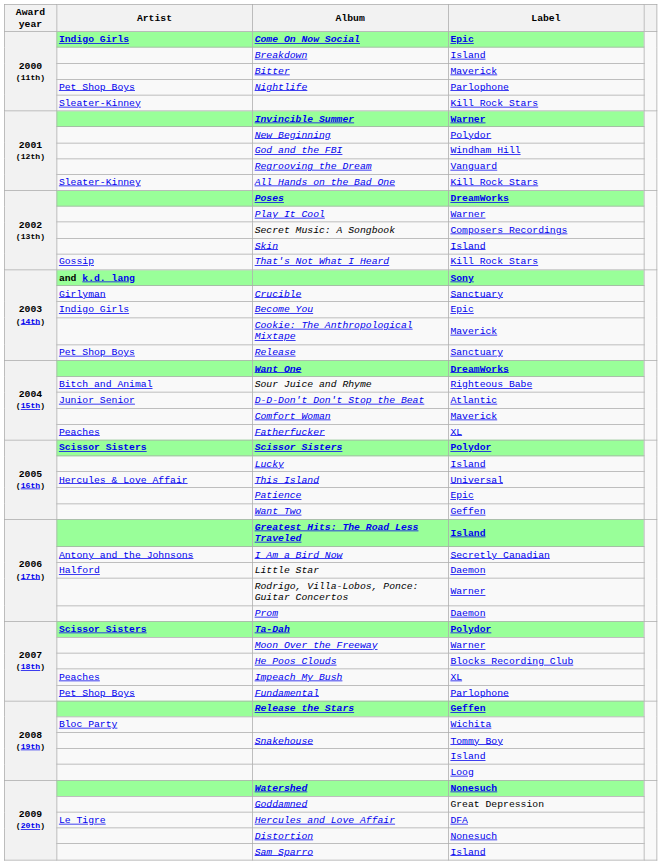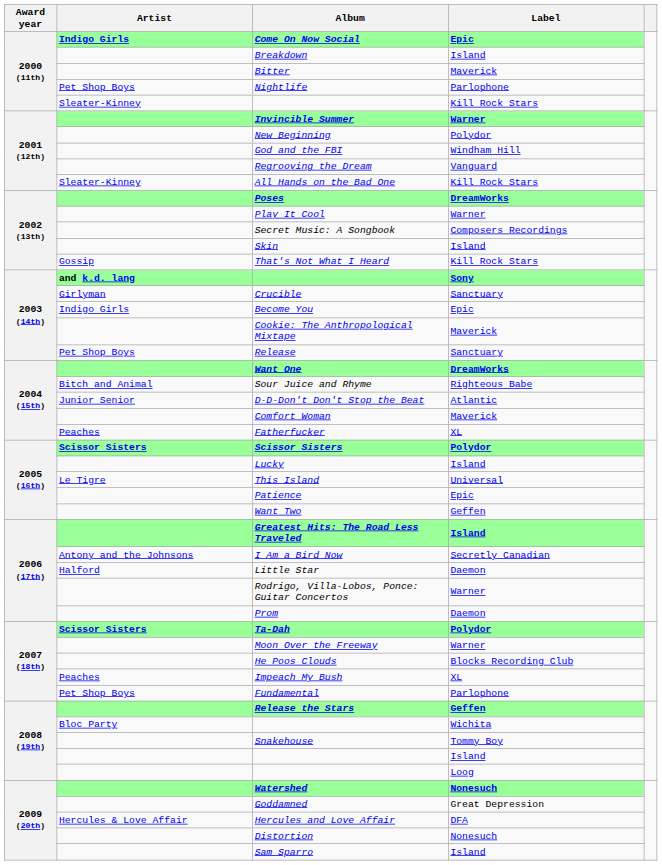(123, 480) Hercules & Love Affair -> (82, 480) Le Tigre
(82, 820) Le Tigre -> (123, 820) Hercules & Love Affair
